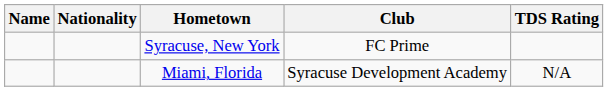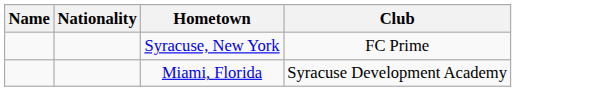- column: (557, 18)
